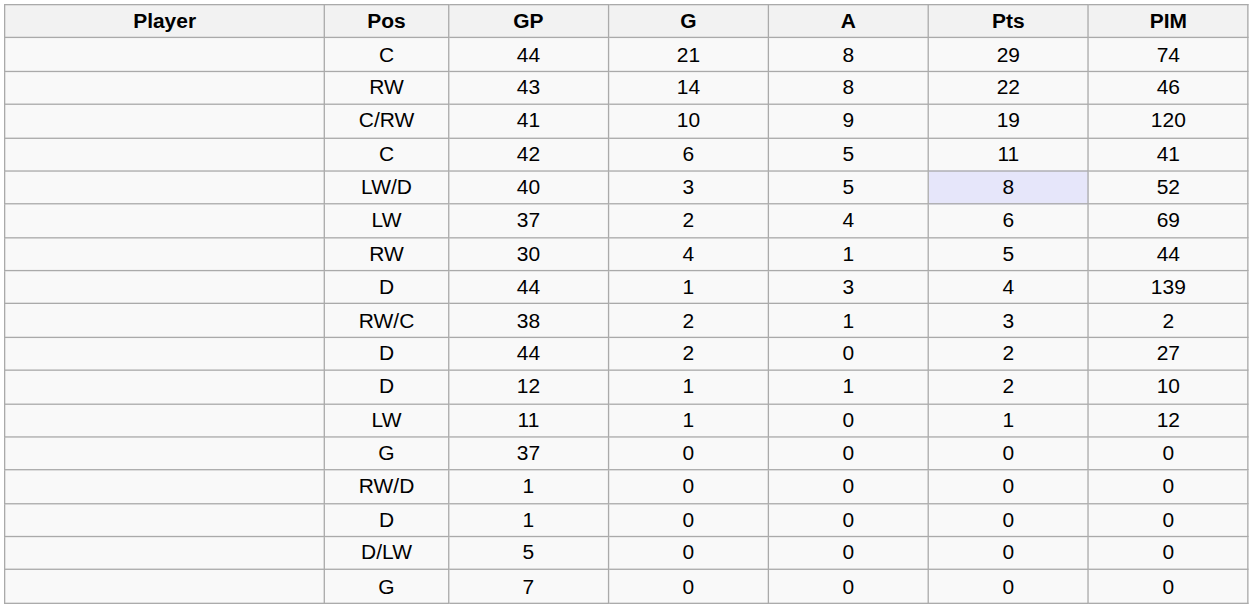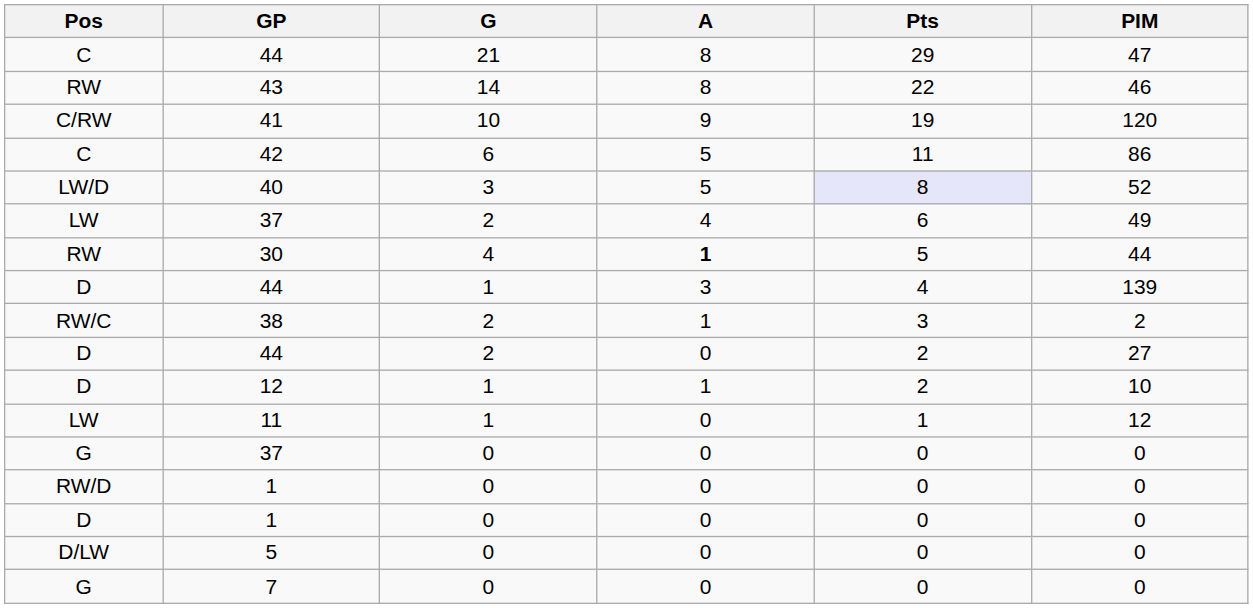- column: (165, 21)
(1168, 54) 74 -> (1140, 54) 47
(1168, 154) 41 -> (1140, 154) 86
(1168, 220) 69 -> (1140, 220) 49
(848, 253) normal -> (706, 253) bold
